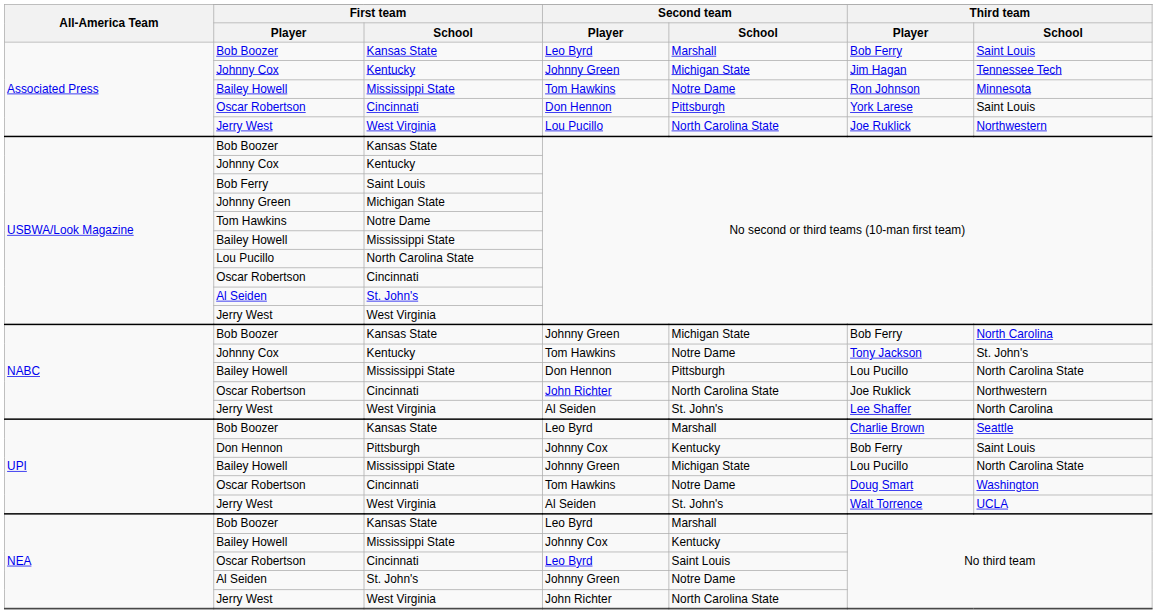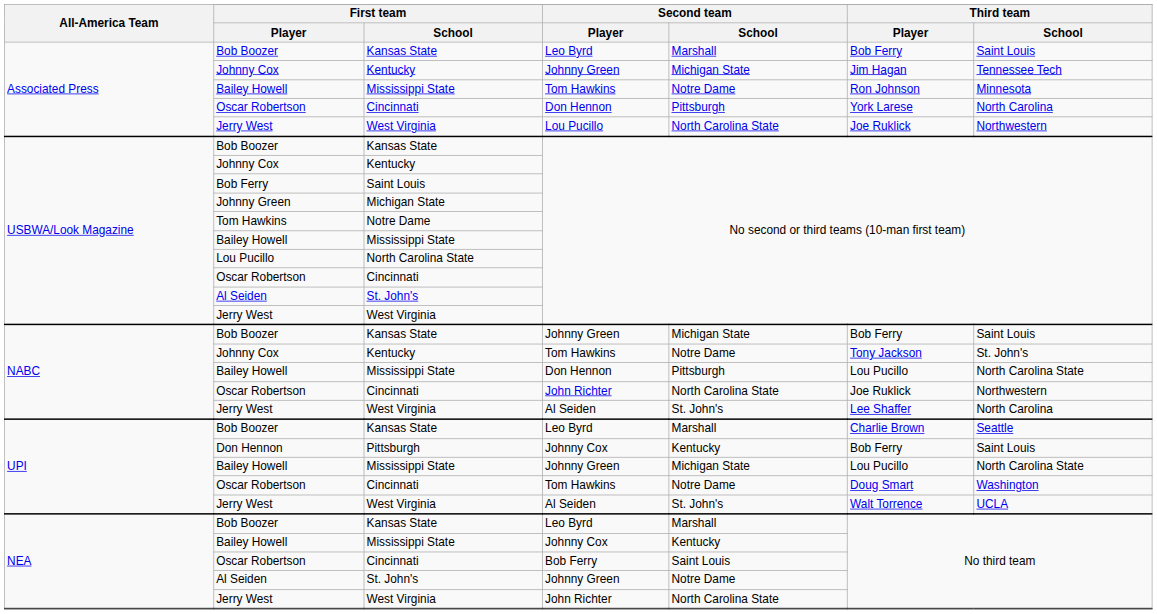(1006, 107) Saint Louis -> (1015, 107) North Carolina
(1015, 334) North Carolina -> (1006, 334) Saint Louis
(569, 561) Leo Byrd -> (571, 561) Bob Ferry
